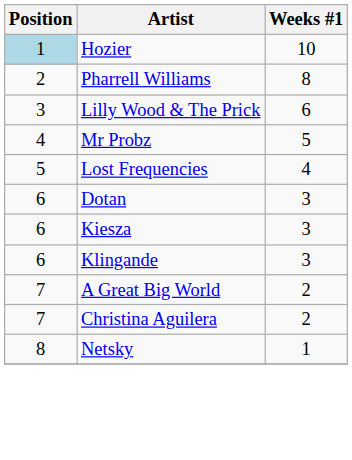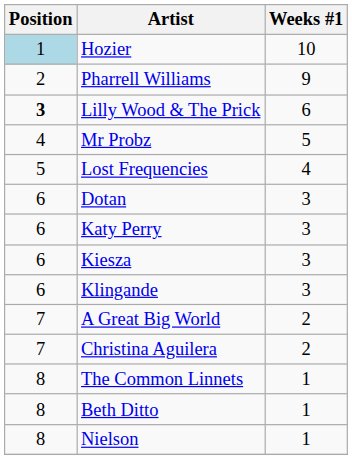(306, 78) 8 -> (306, 78) 9
(41, 108) normal -> (41, 108) bold
+ row: (121, 228)
+ row: (162, 378)
- row: (107, 348)
+ row: (120, 408)
+ row: (110, 438)
